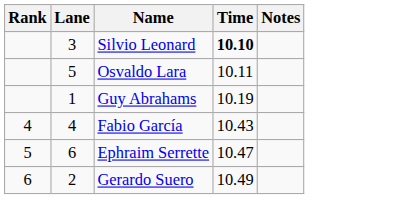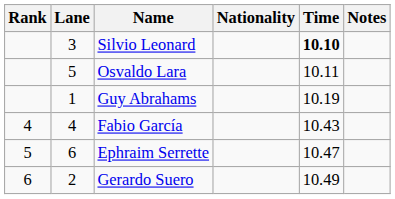+ column: (256, 18)
